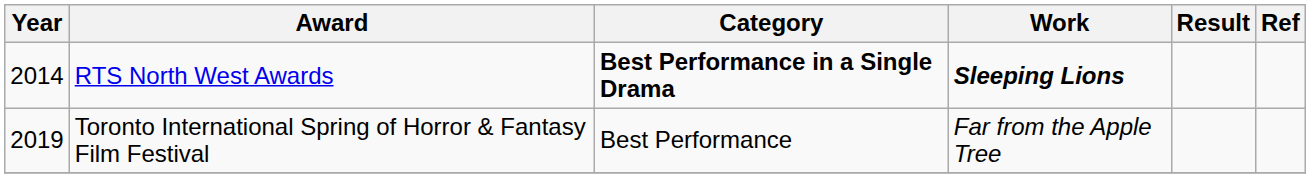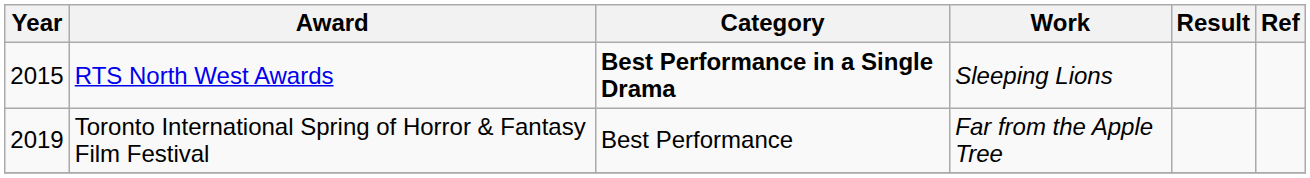(37, 75) 2014 -> (37, 75) 2015
(1039, 75) bold -> (1034, 75) normal
